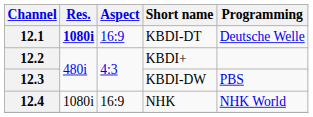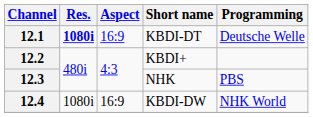(176, 79) KBDI-DW -> (160, 79) NHK
(160, 101) NHK -> (176, 101) KBDI-DW
